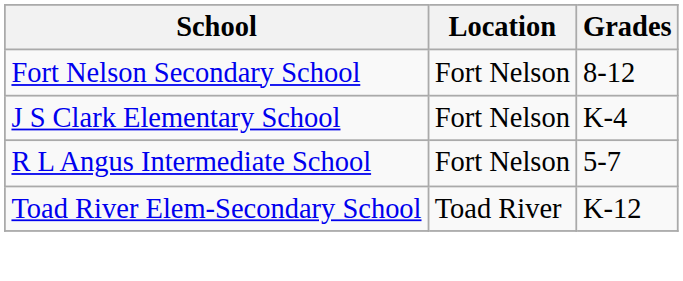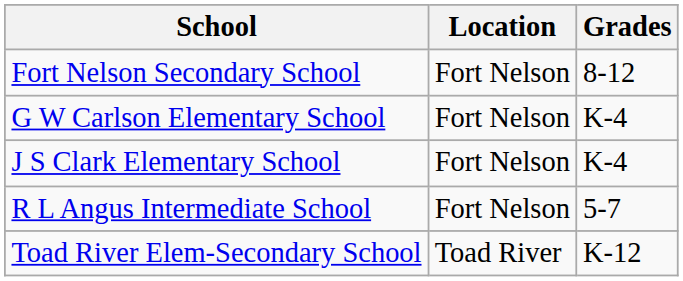+ row: (198, 117)
